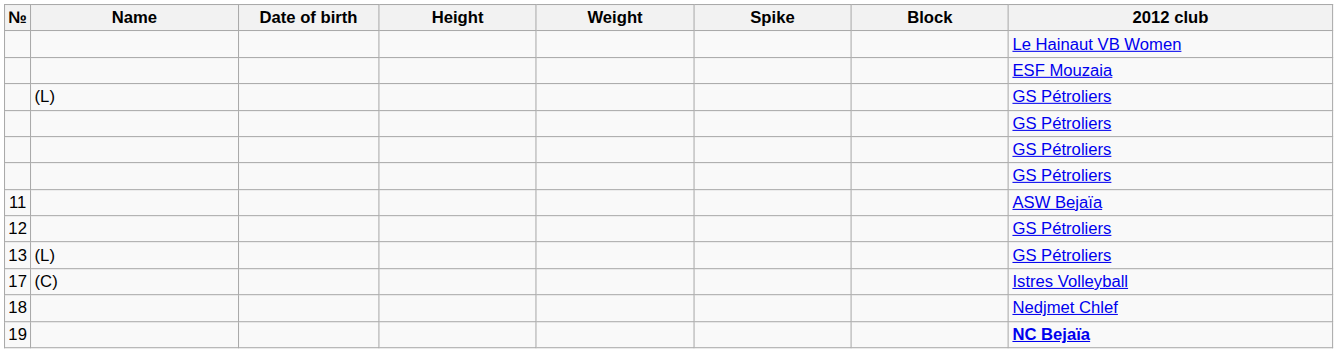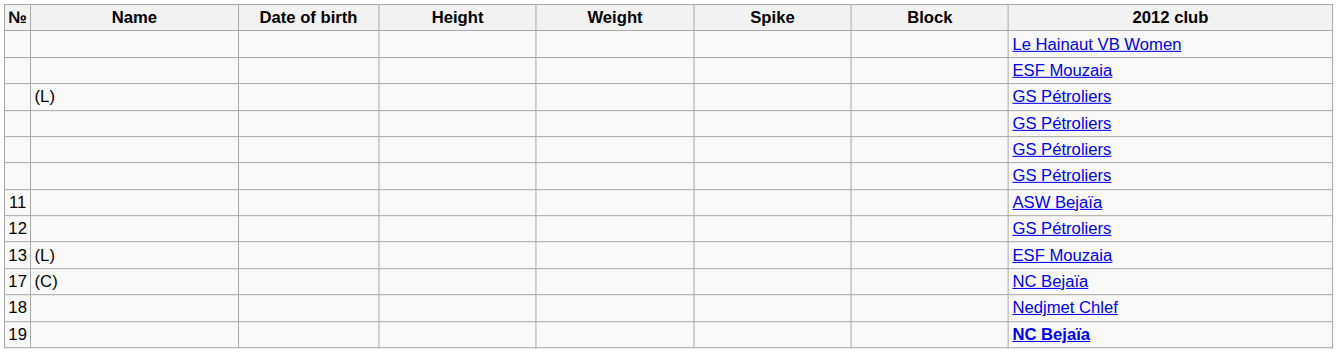(1062, 255) GS Pétroliers -> (1062, 255) ESF Mouzaia
(1070, 281) Istres Volleyball -> (1050, 281) NC Bejaïa
